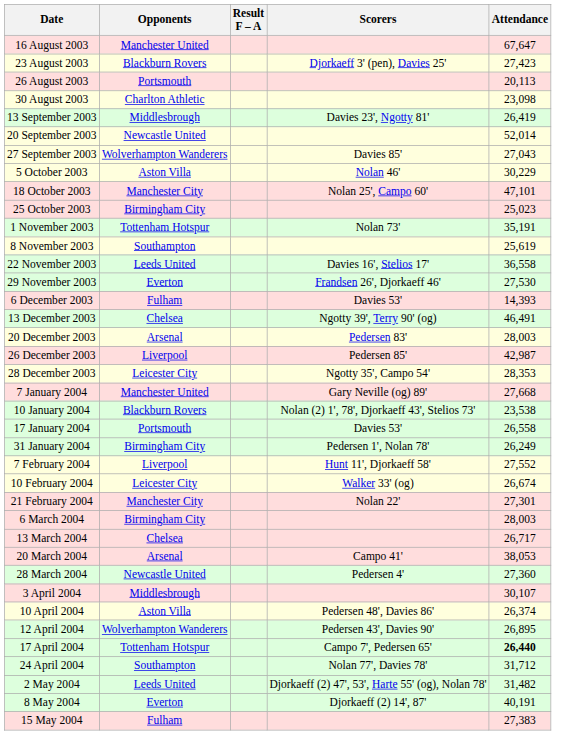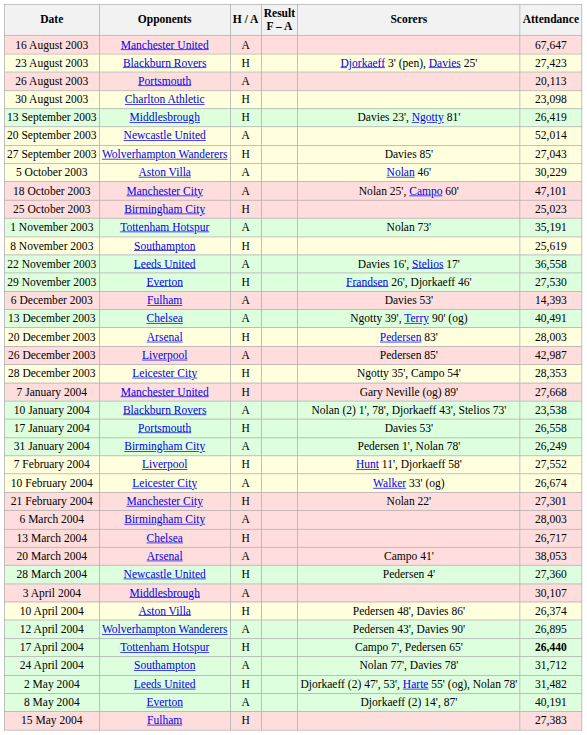+ column: (246, 20)
(520, 318) 46,491 -> (551, 318) 40,491
